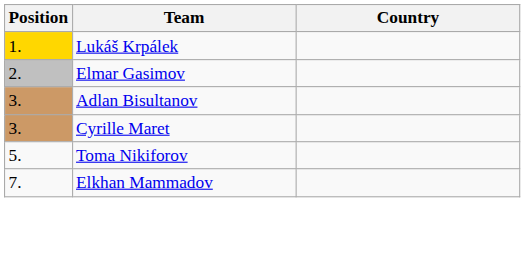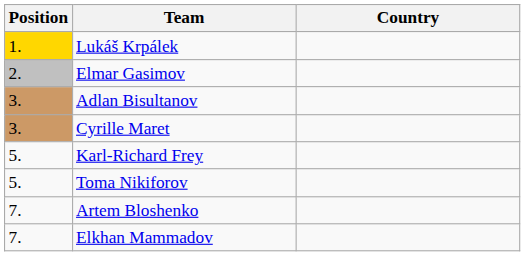+ row: (140, 155)
+ row: (137, 210)
